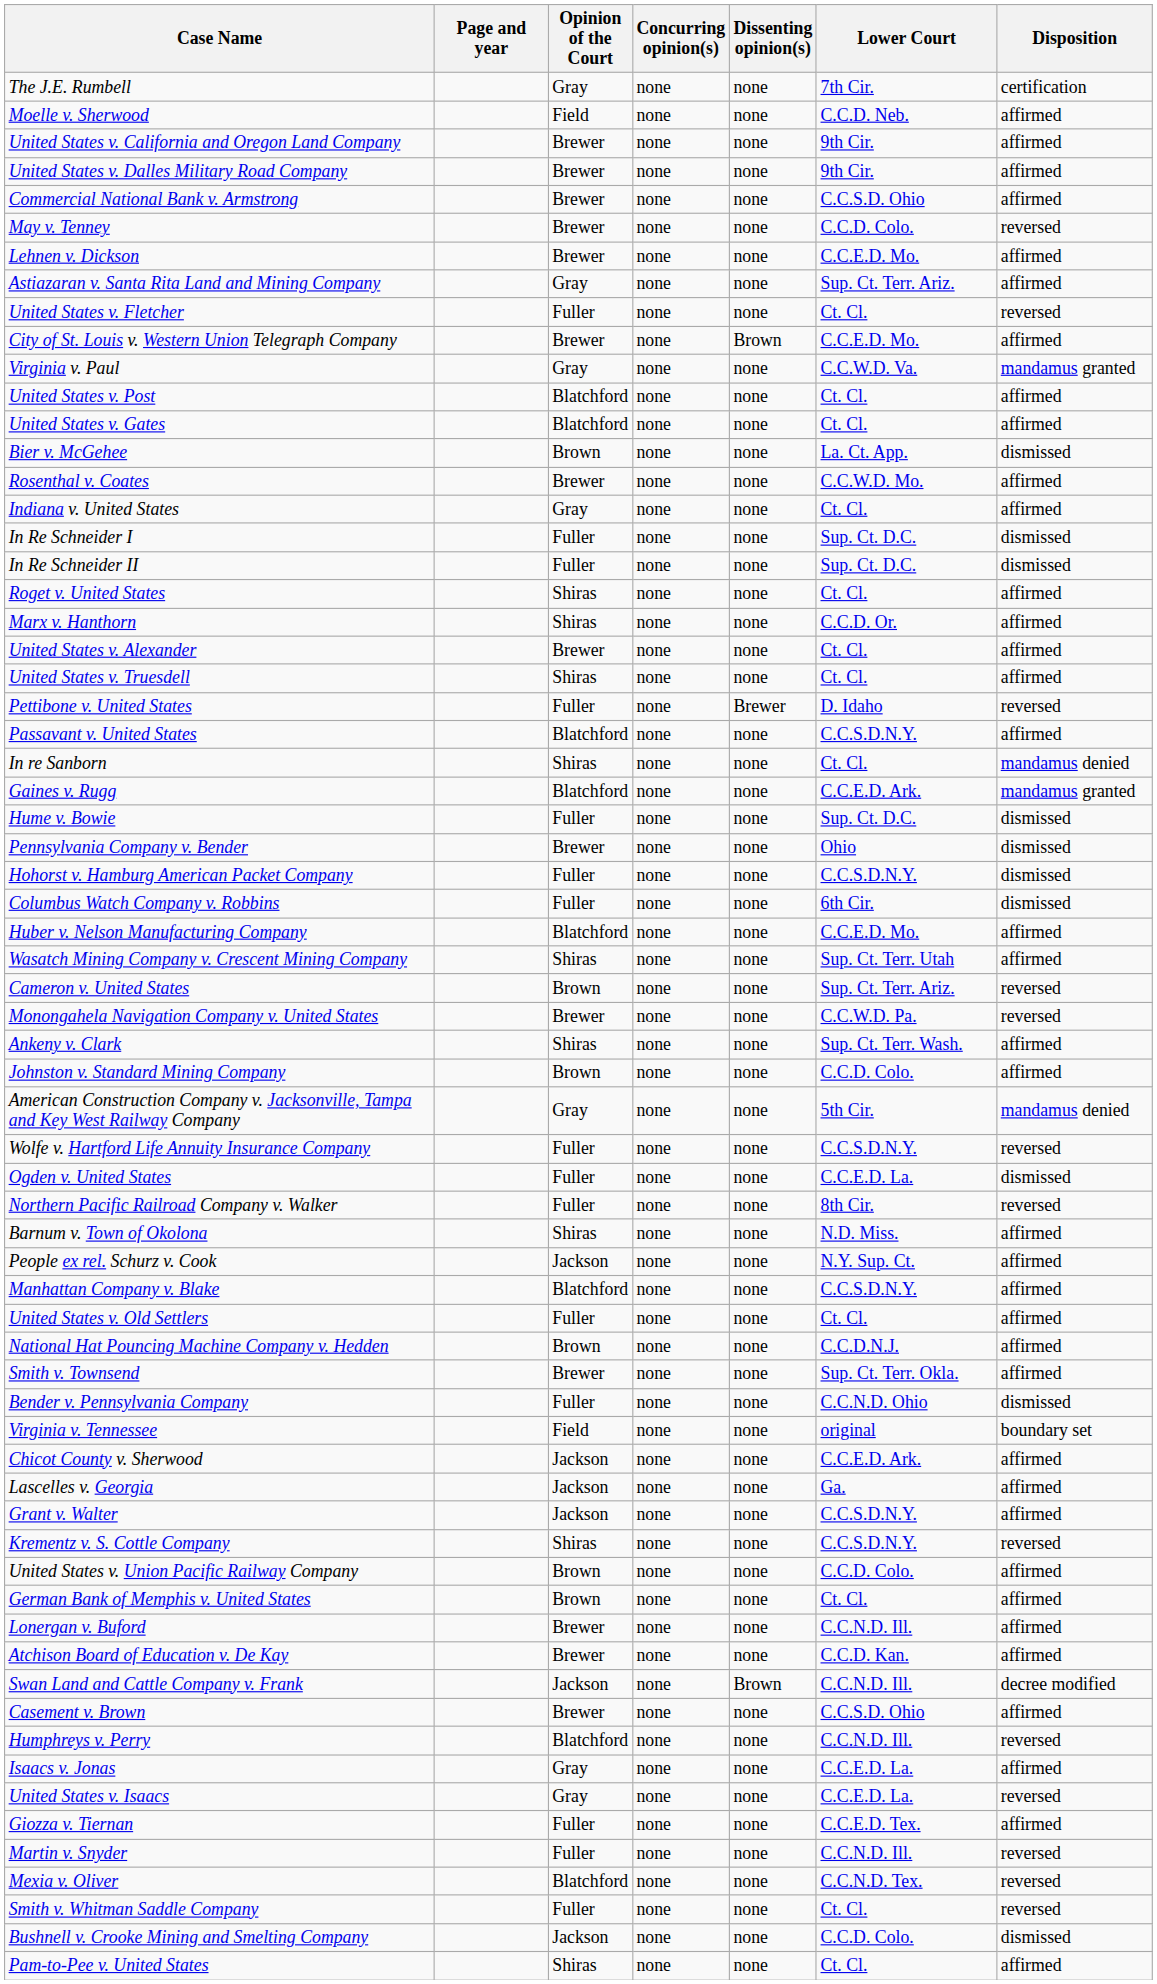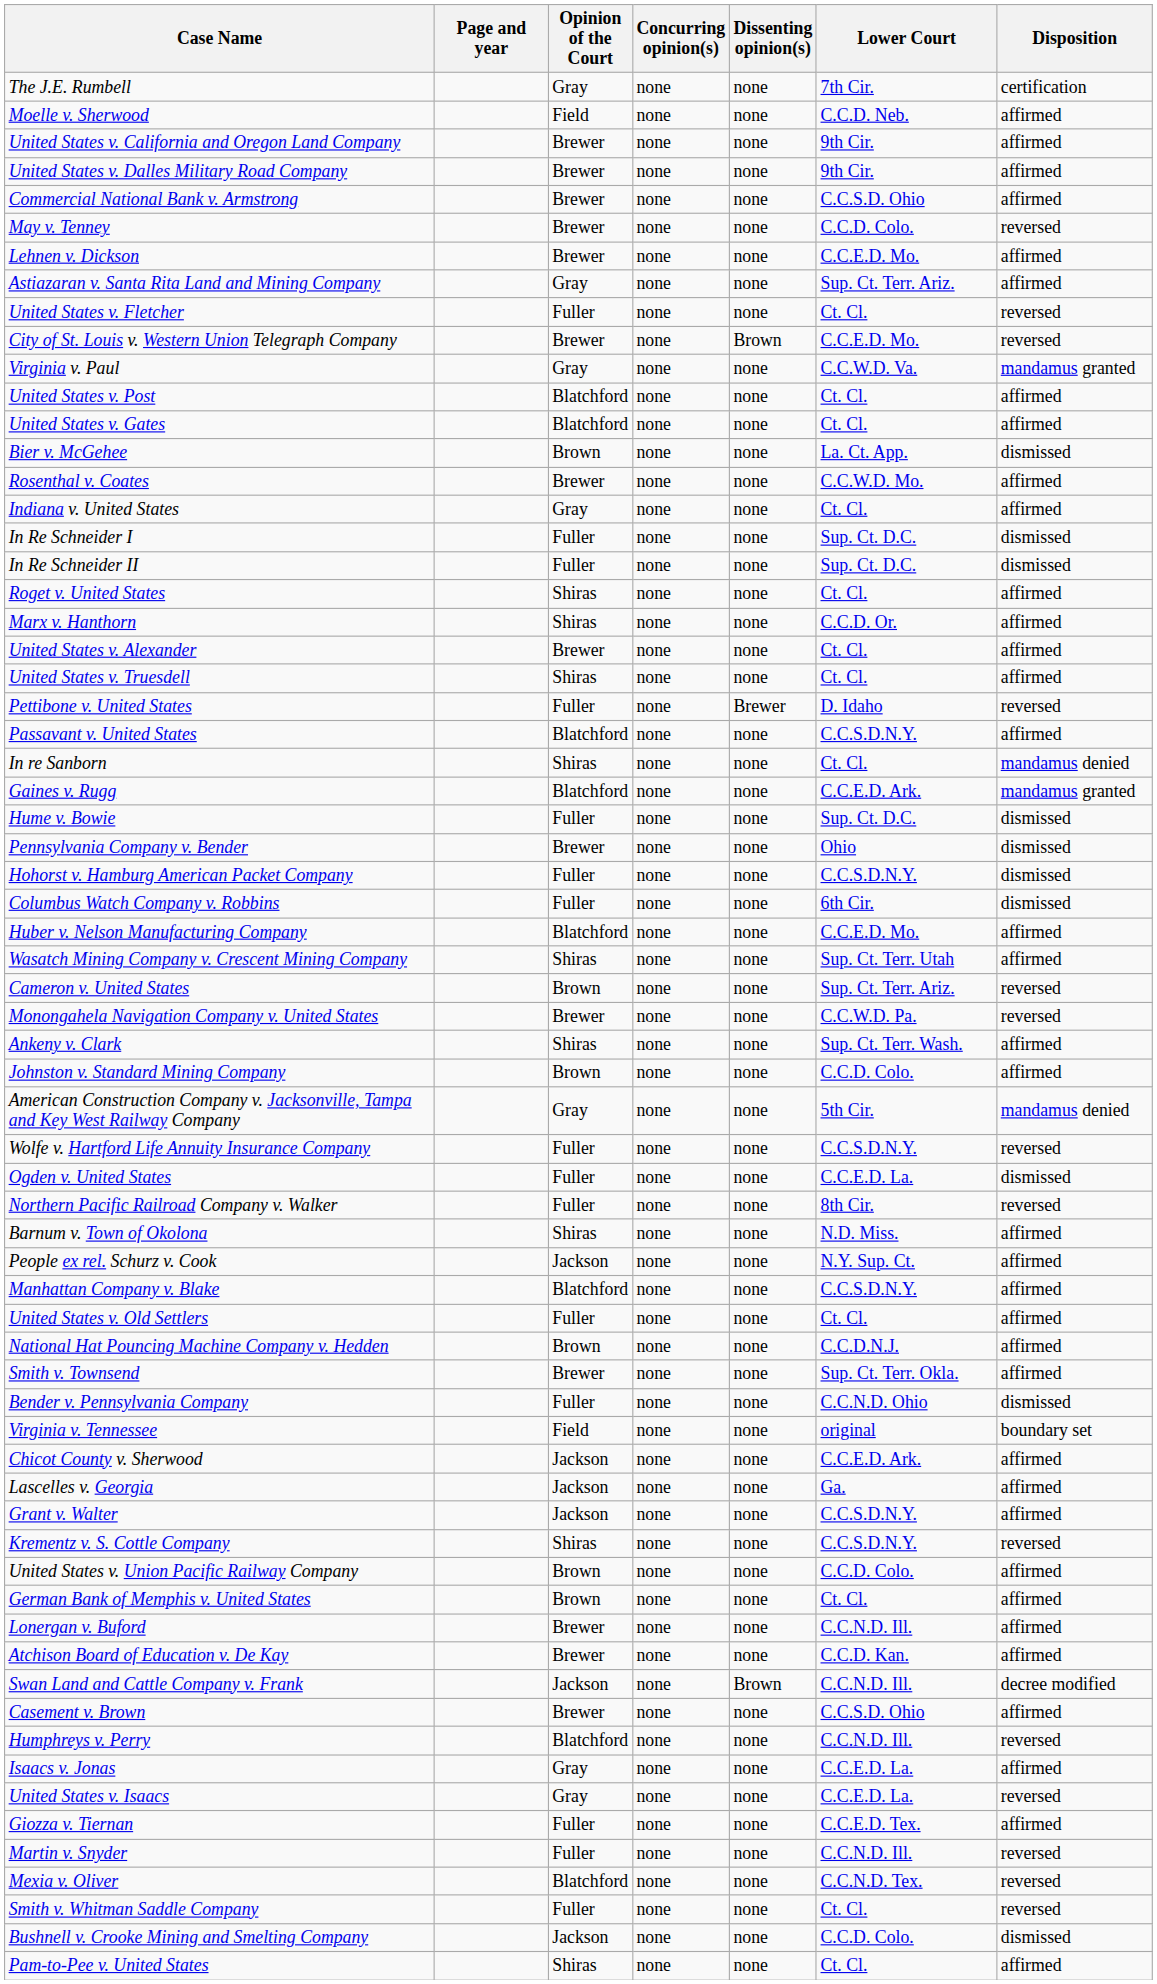(1031, 340) affirmed -> (1031, 340) reversed
